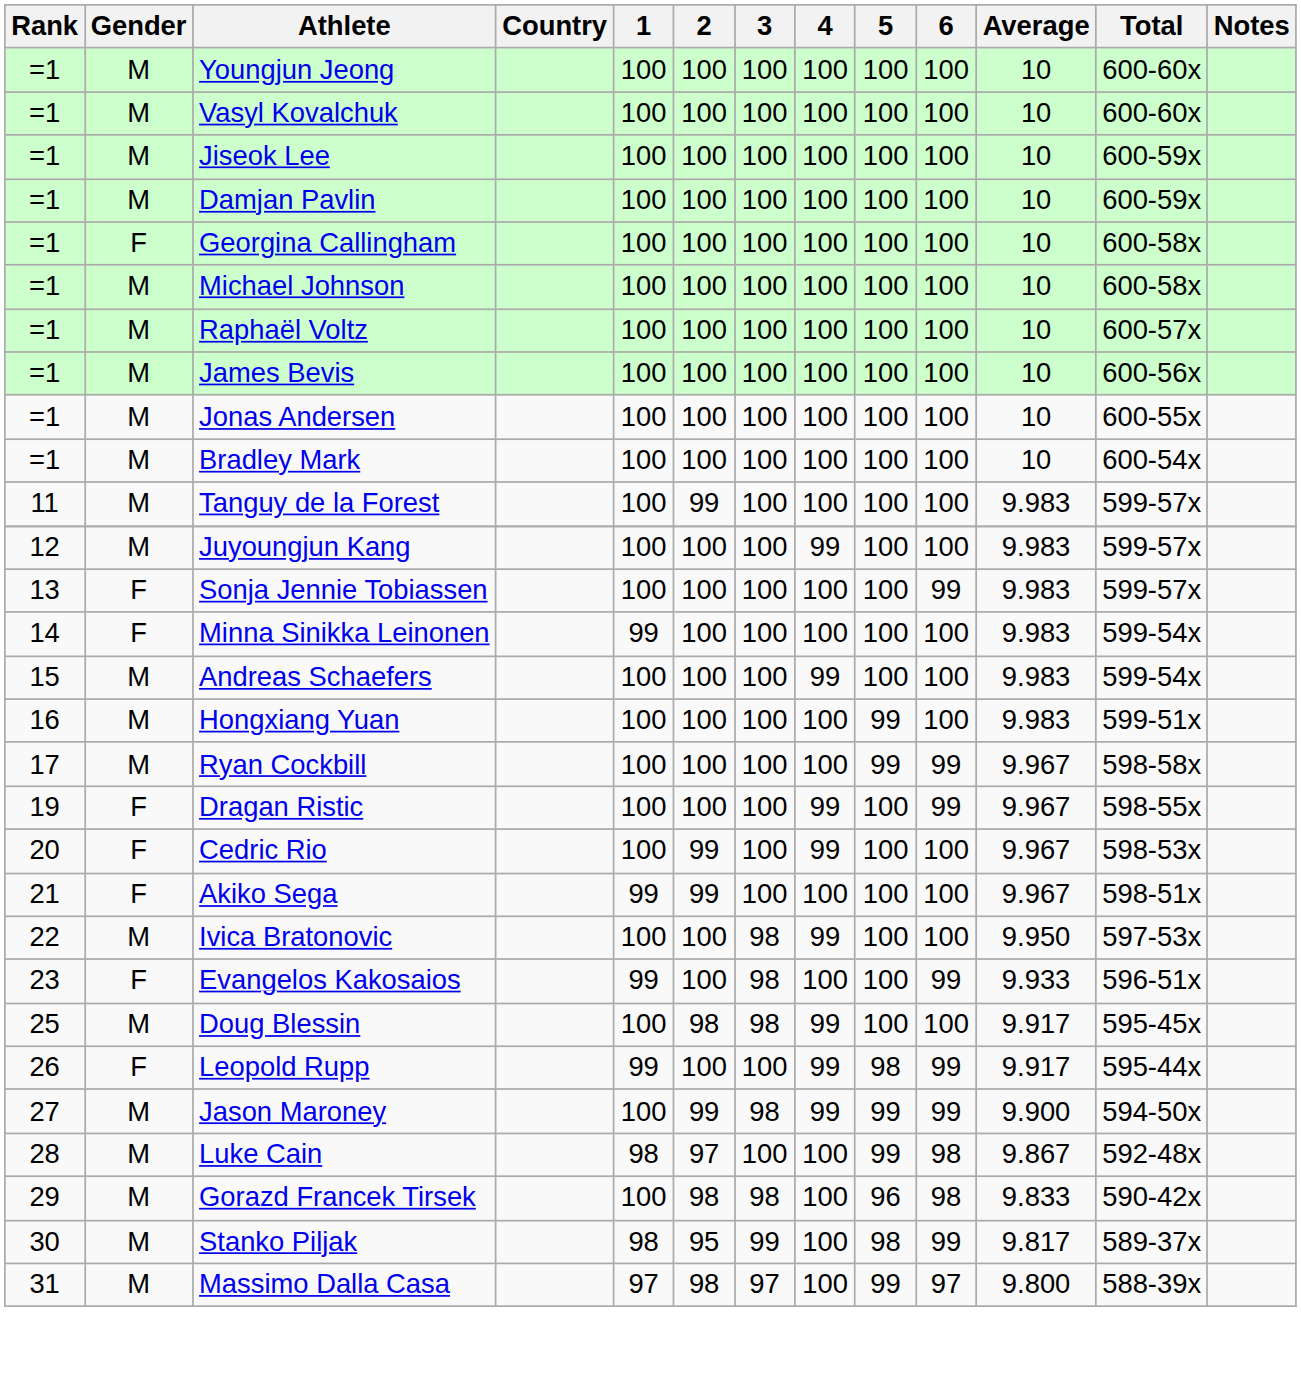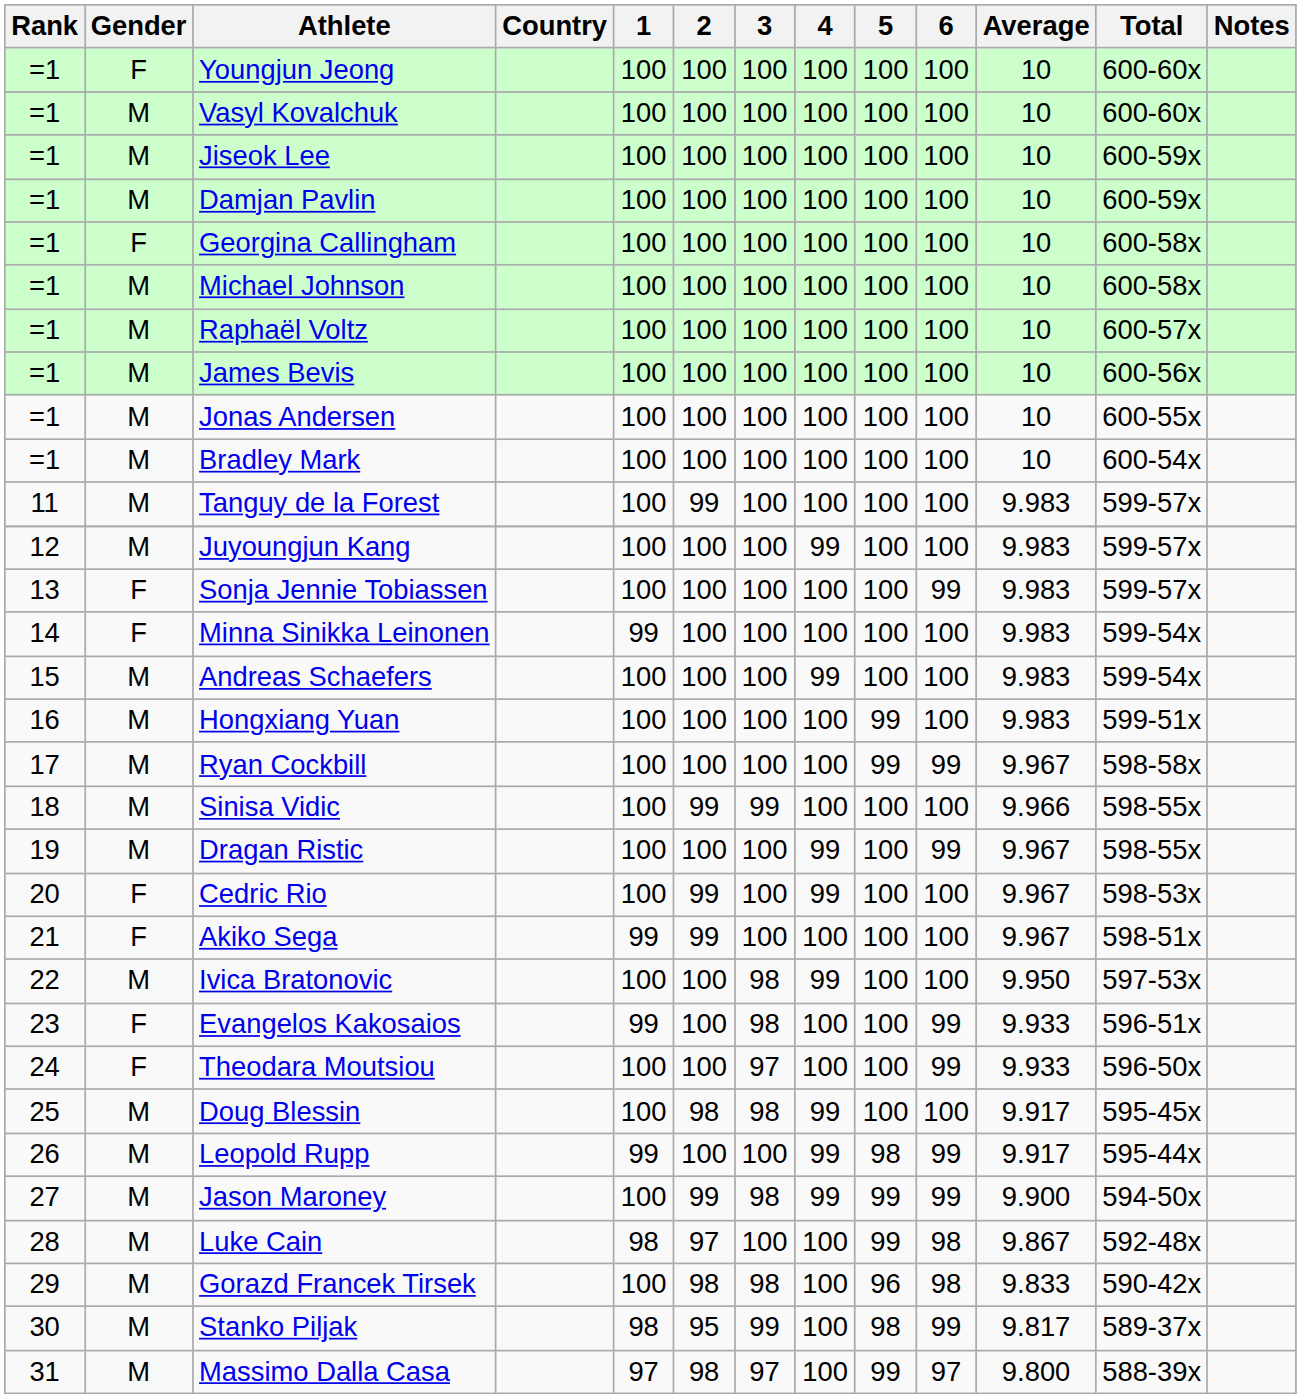(139, 69) M -> (139, 69) F
+ row: (270, 807)
(139, 807) F -> (139, 850) M
+ row: (317, 1067)
(139, 1067) F -> (139, 1154) M
